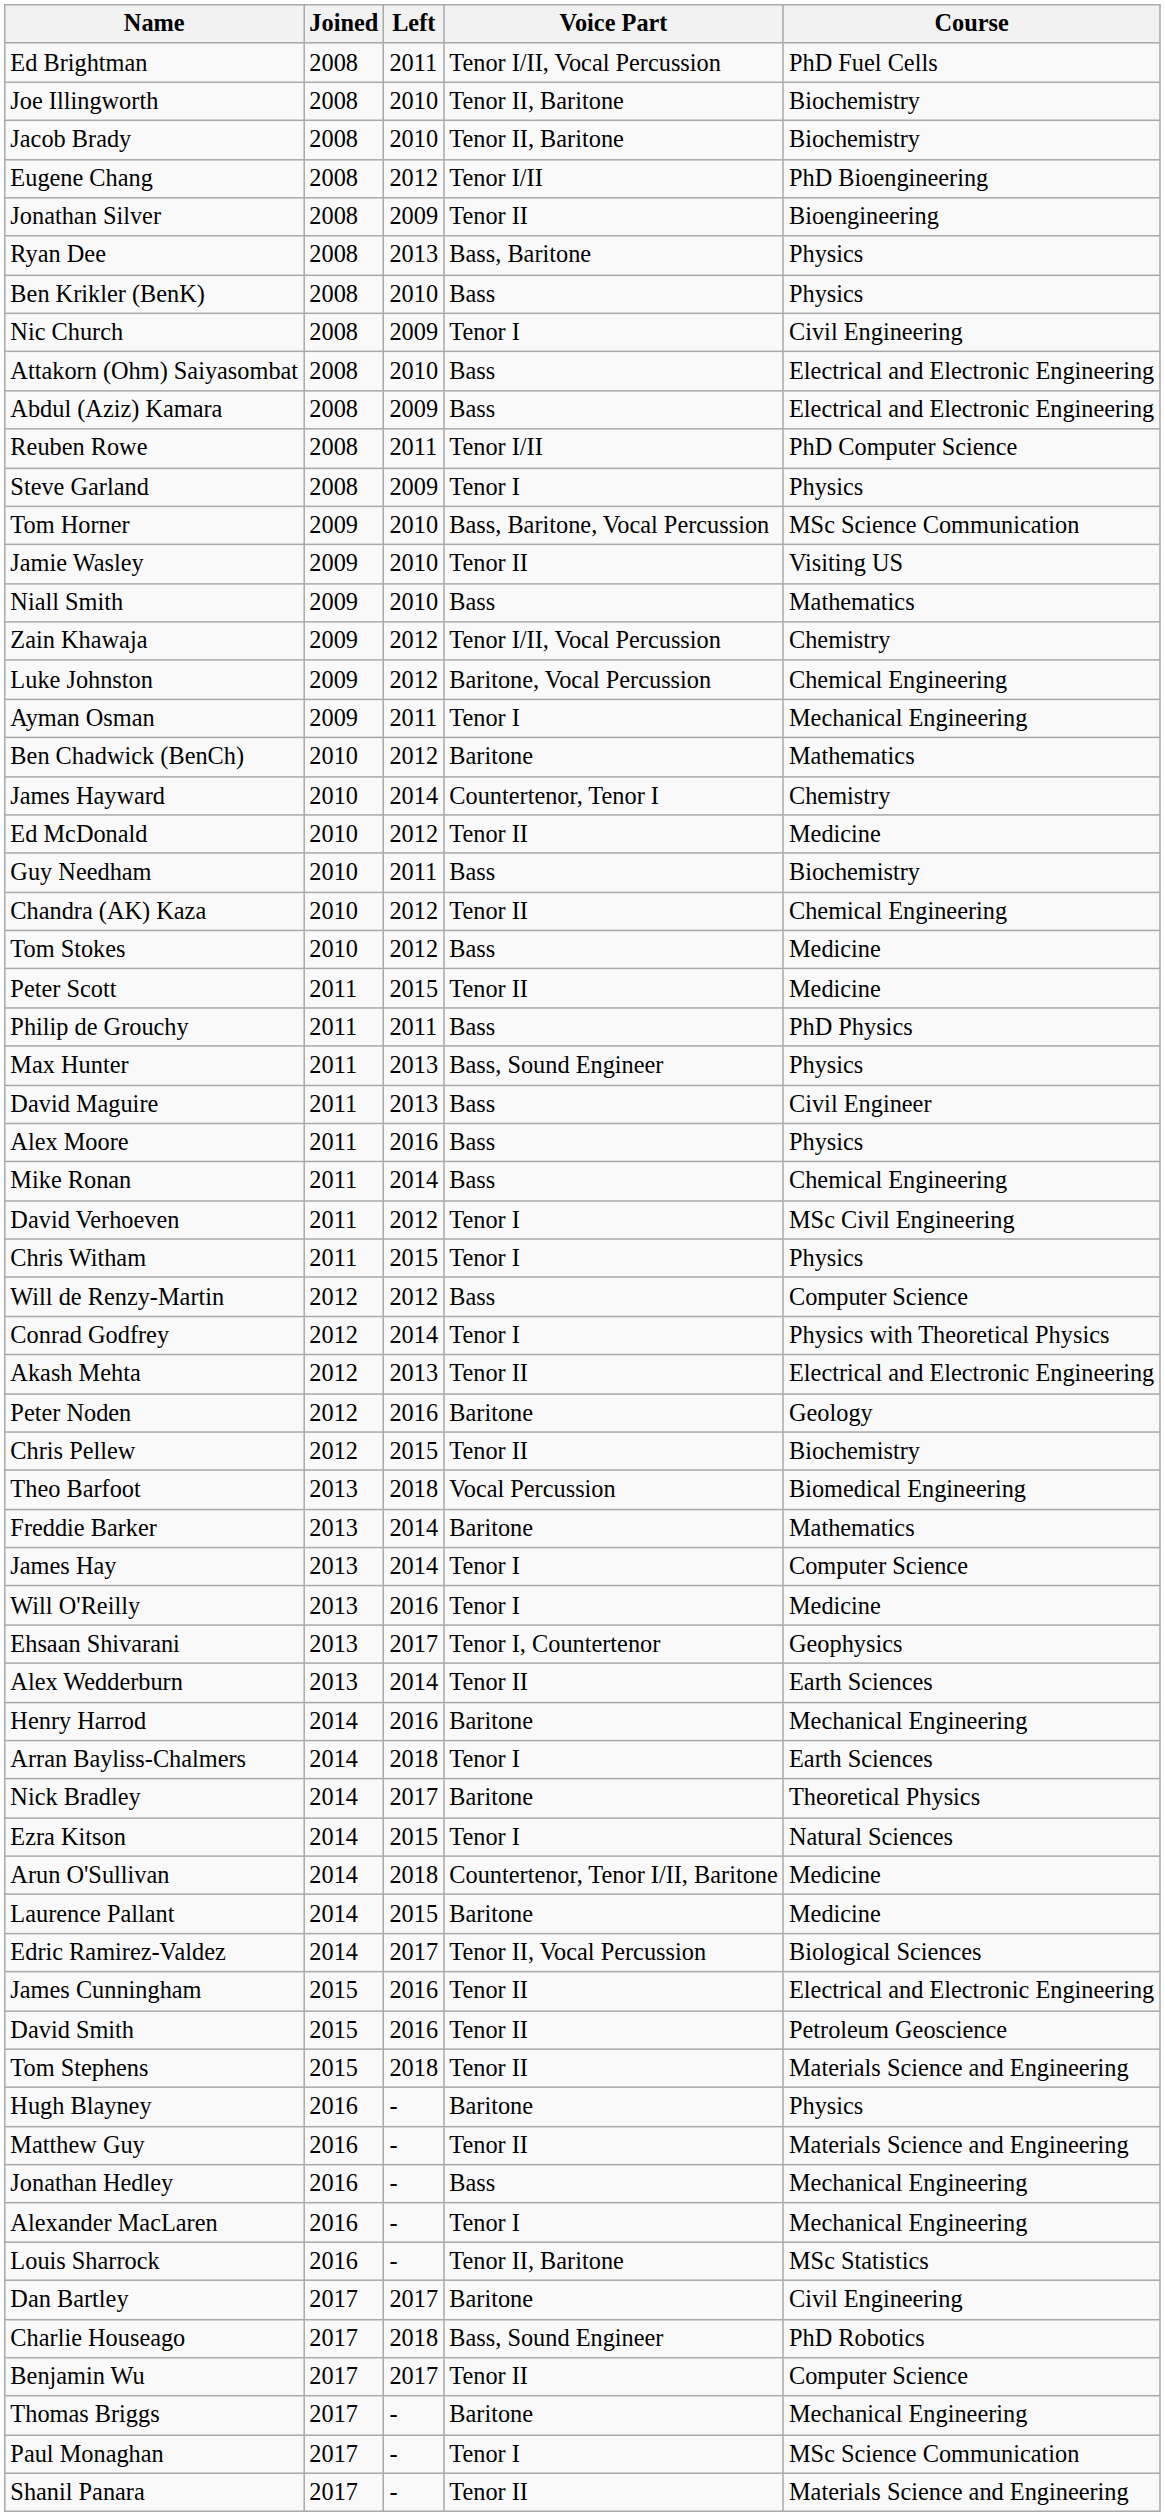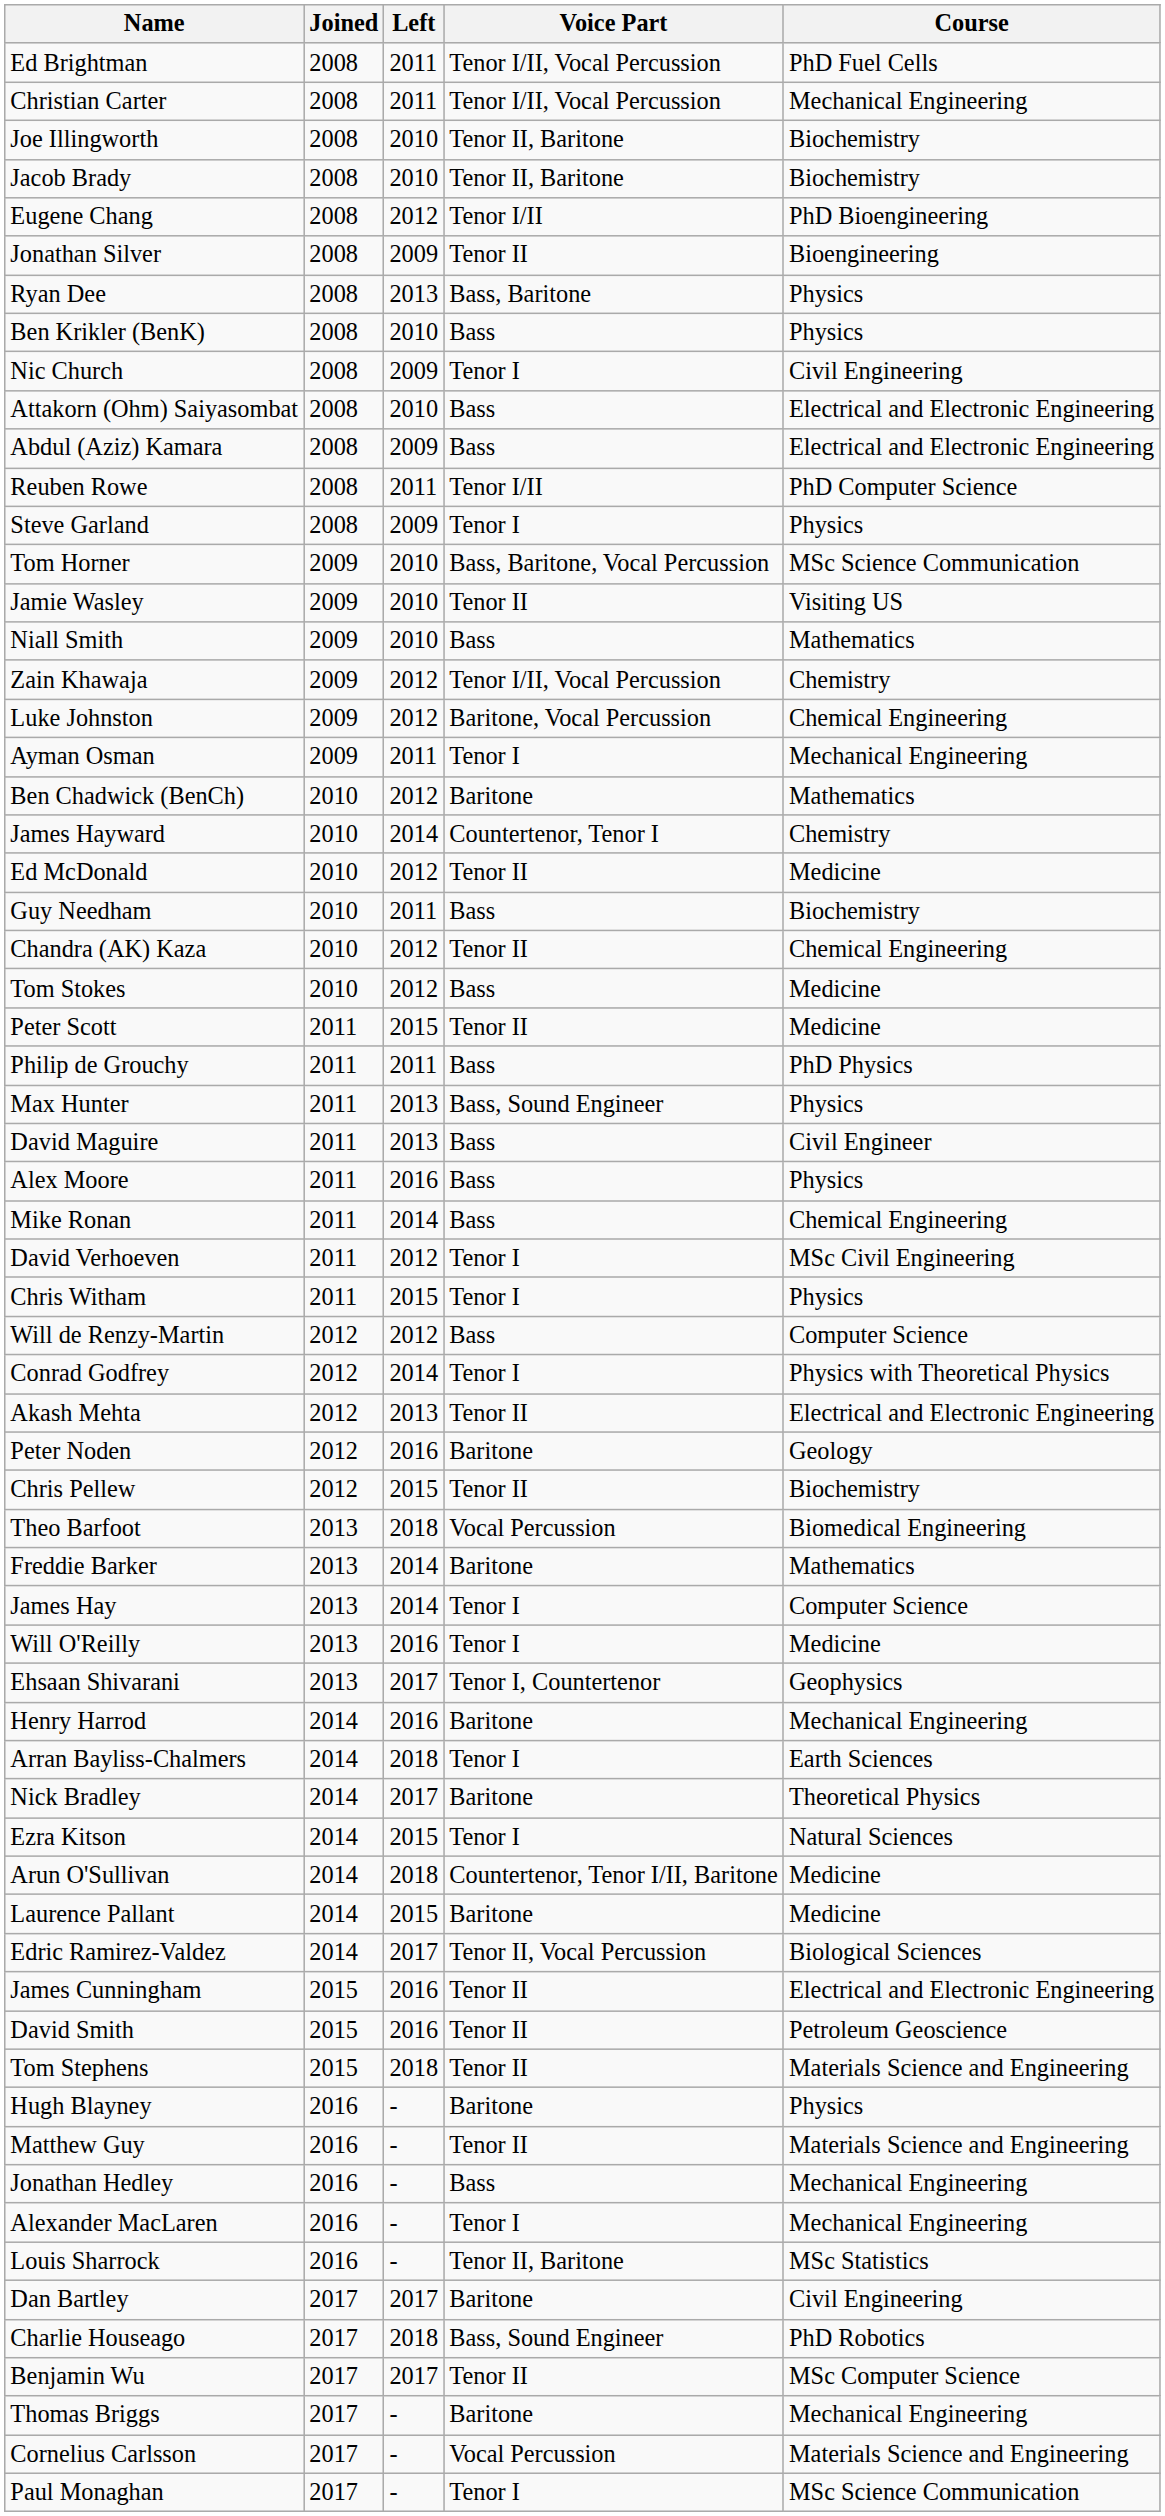+ row: (88, 100)
- row: (97, 1682)
(878, 2376) Computer Science -> (904, 2376) MSc Computer Science
+ row: (103, 2453)
- row: (78, 2492)
